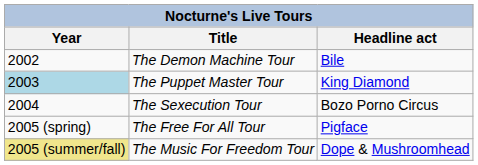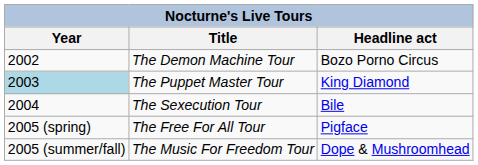(332, 61) Bile -> (379, 61) Bozo Porno Circus
(379, 105) Bozo Porno Circus -> (332, 105) Bile
(67, 150) khaki background -> (67, 150) no background
